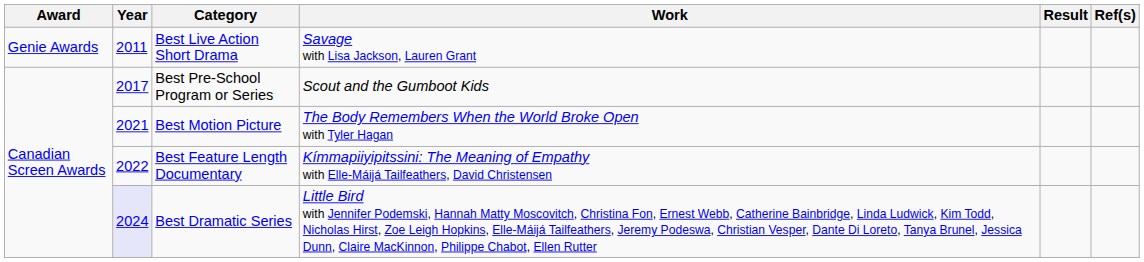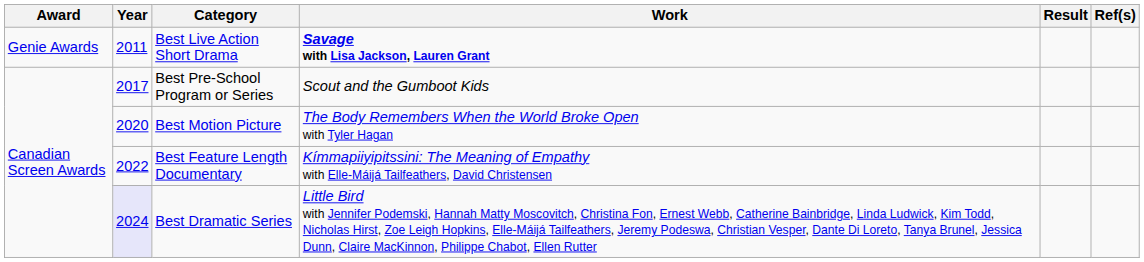(389, 47) normal -> (396, 47) bold
(132, 126) 2021 -> (132, 126) 2020
